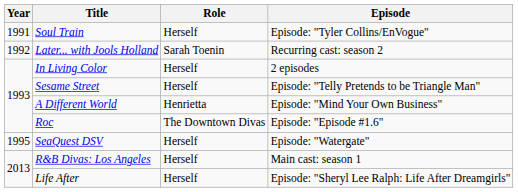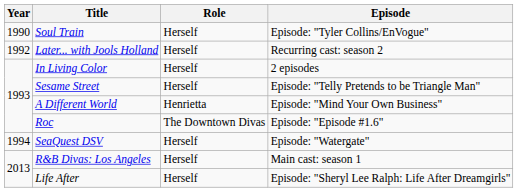(19, 31) 1991 -> (19, 31) 1990
(194, 50) Sarah Toenin -> (181, 50) Herself
(19, 141) 1995 -> (19, 141) 1994
